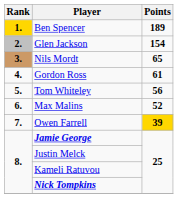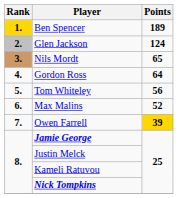(158, 43) 154 -> (158, 43) 124
(158, 75) 61 -> (158, 75) 64
